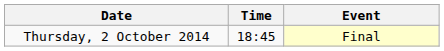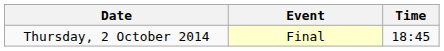columns swapped: (256, 15) <-> (361, 15)
